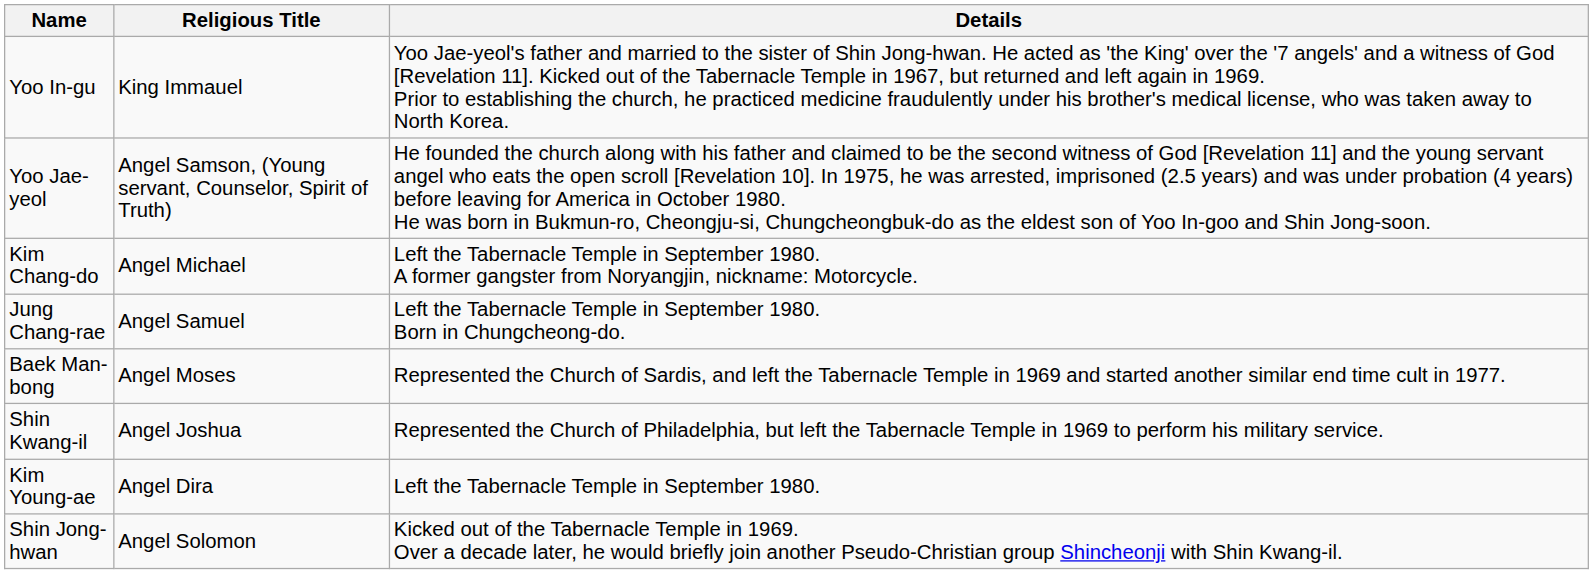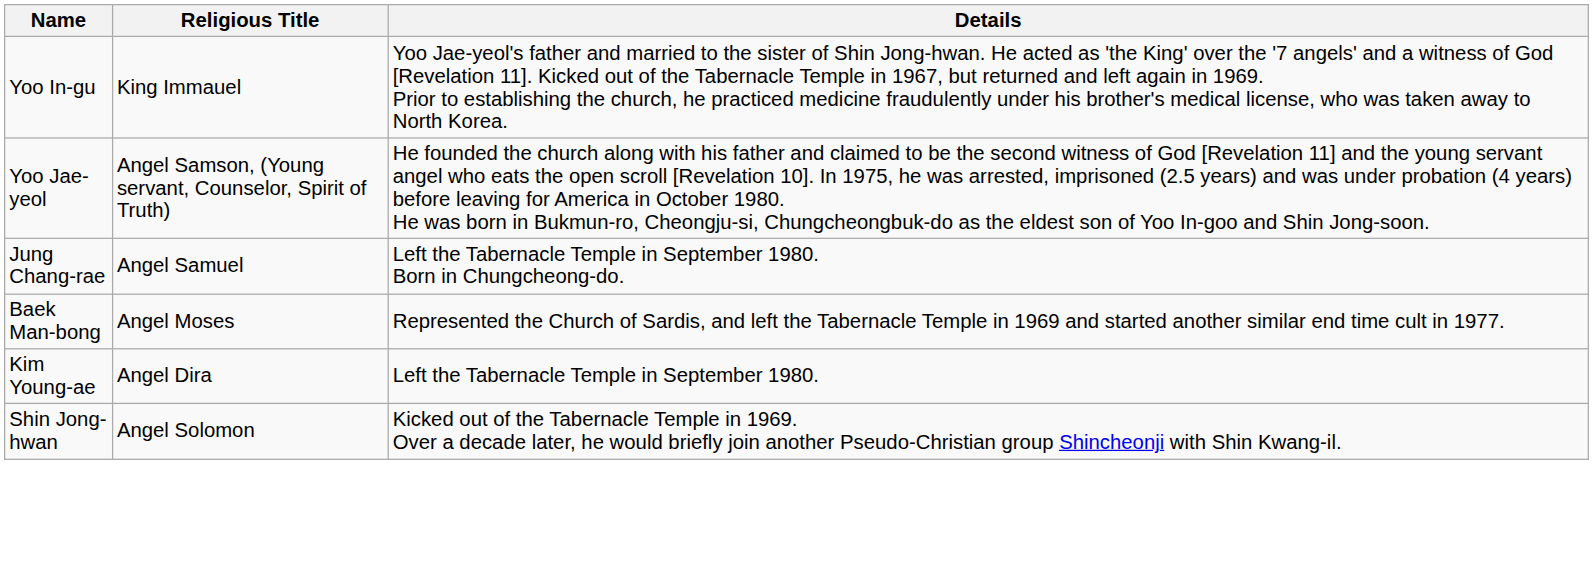- row: (54, 265)
- row: (48, 431)
